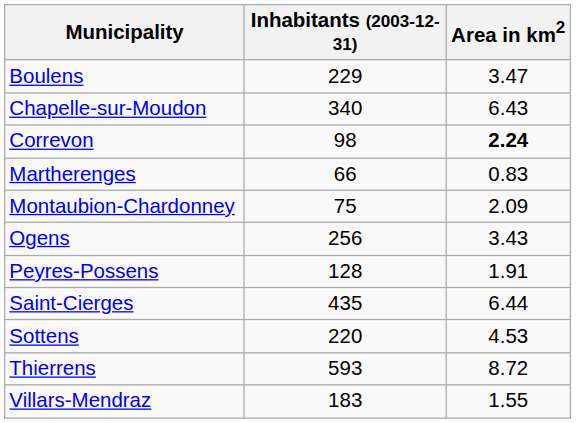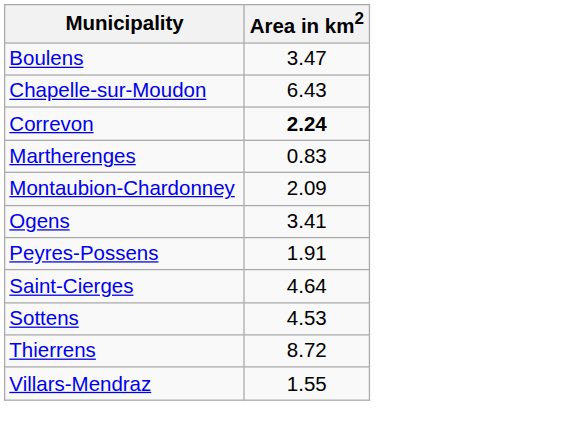- column: (345, 32)
(508, 238) 3.43 -> (307, 221) 3.41
(508, 303) 6.44 -> (307, 286) 4.64
